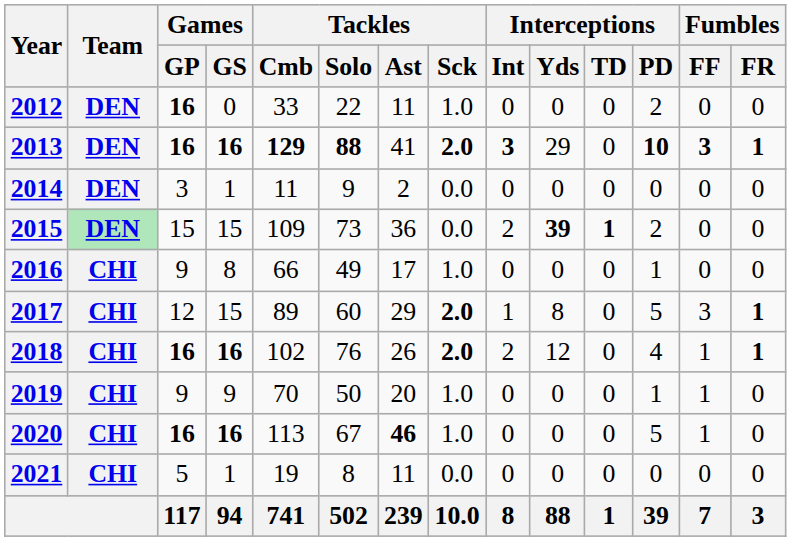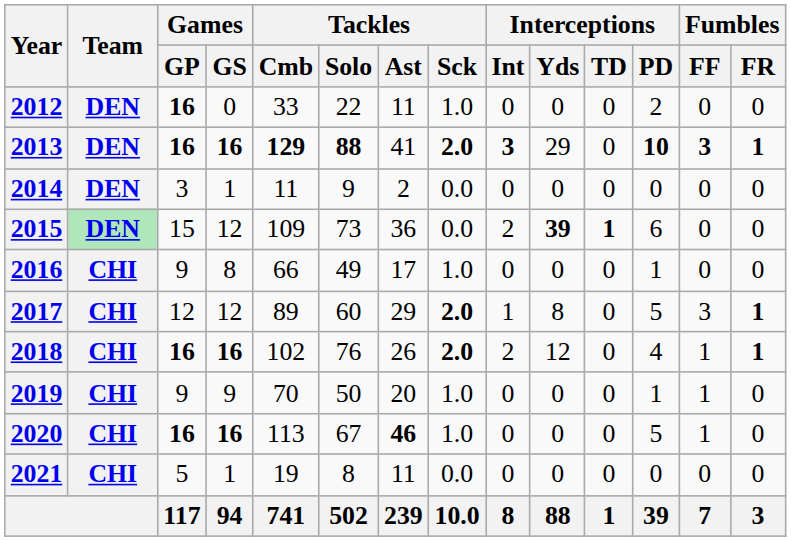(230, 229) 15 -> (230, 229) 12
(656, 229) 2 -> (656, 229) 6
(230, 310) 15 -> (230, 310) 12
